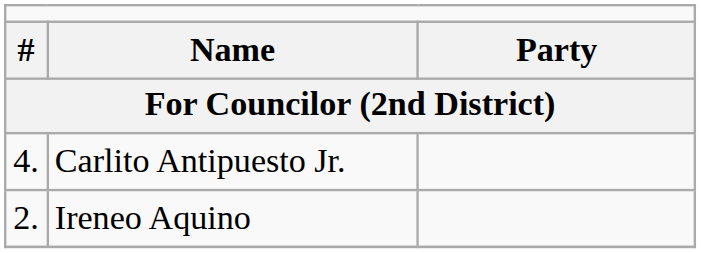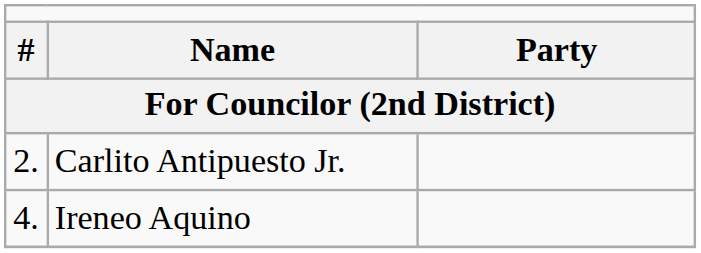(26, 161) 4. -> (26, 161) 2.
(26, 217) 2. -> (26, 217) 4.
